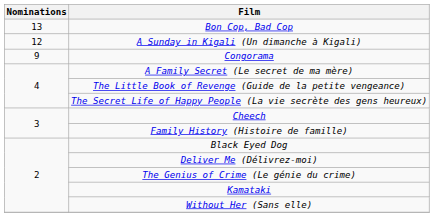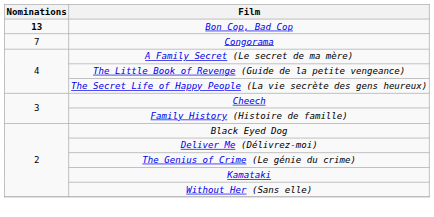(37, 27) normal -> (37, 27) bold
- row: (249, 41)
(37, 56) 9 -> (37, 41) 7
